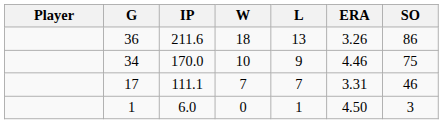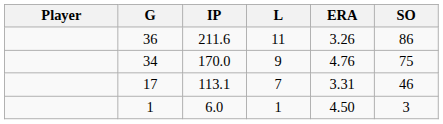- column: (243, 15)
(299, 38) 13 -> (278, 38) 11
(355, 61) 4.46 -> (342, 61) 4.76
(187, 84) 111.1 -> (214, 84) 113.1
